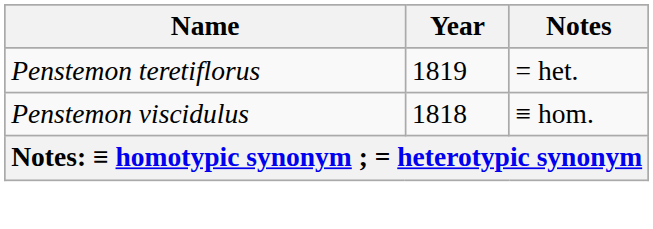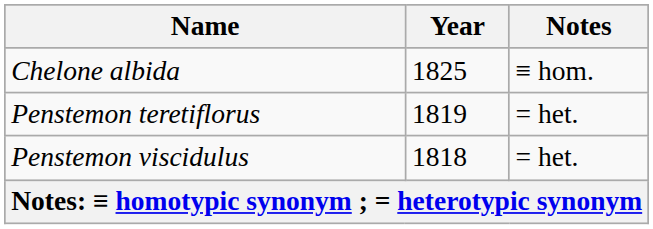+ row: (96, 69)
(555, 113) ≡ hom. -> (547, 157) = het.
